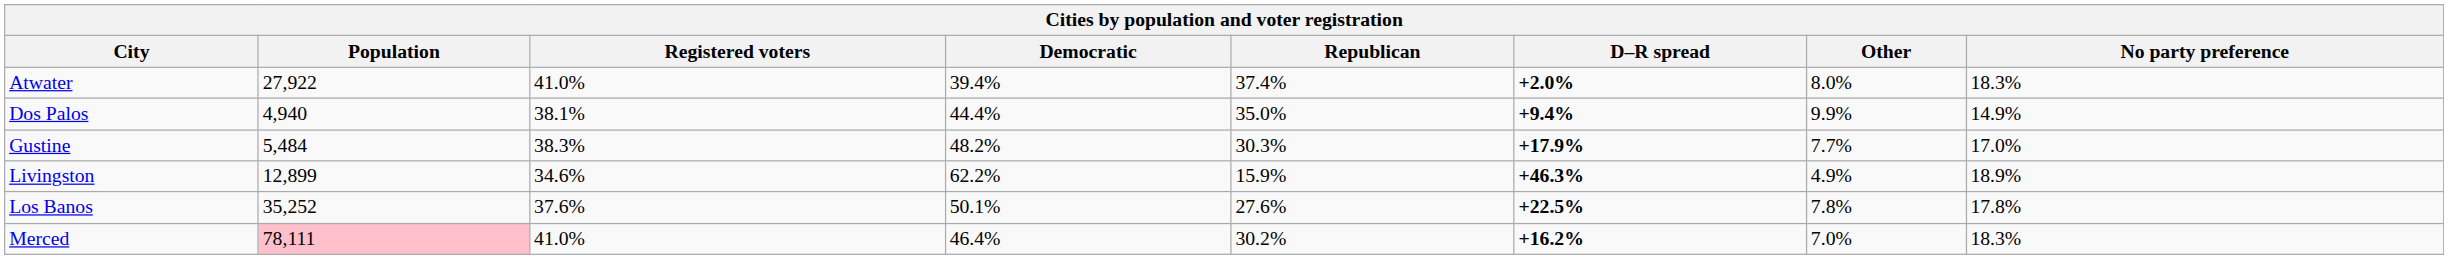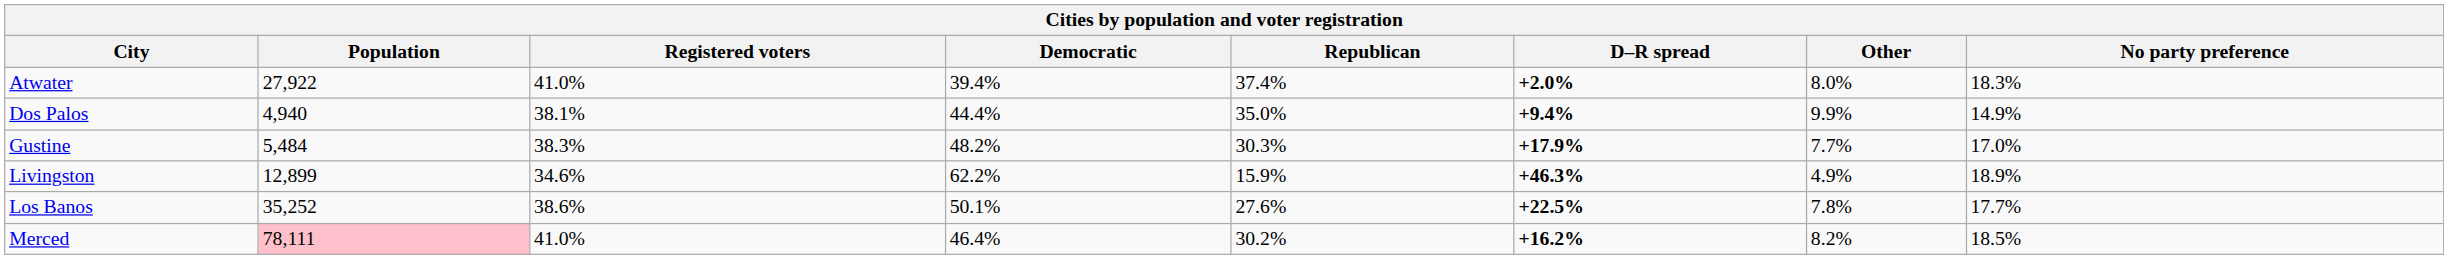(560, 207) 37.6% -> (560, 207) 38.6%
(1996, 207) 17.8% -> (1996, 207) 17.7%
(1831, 238) 7.0% -> (1831, 238) 8.2%
(1996, 238) 18.3% -> (1996, 238) 18.5%
